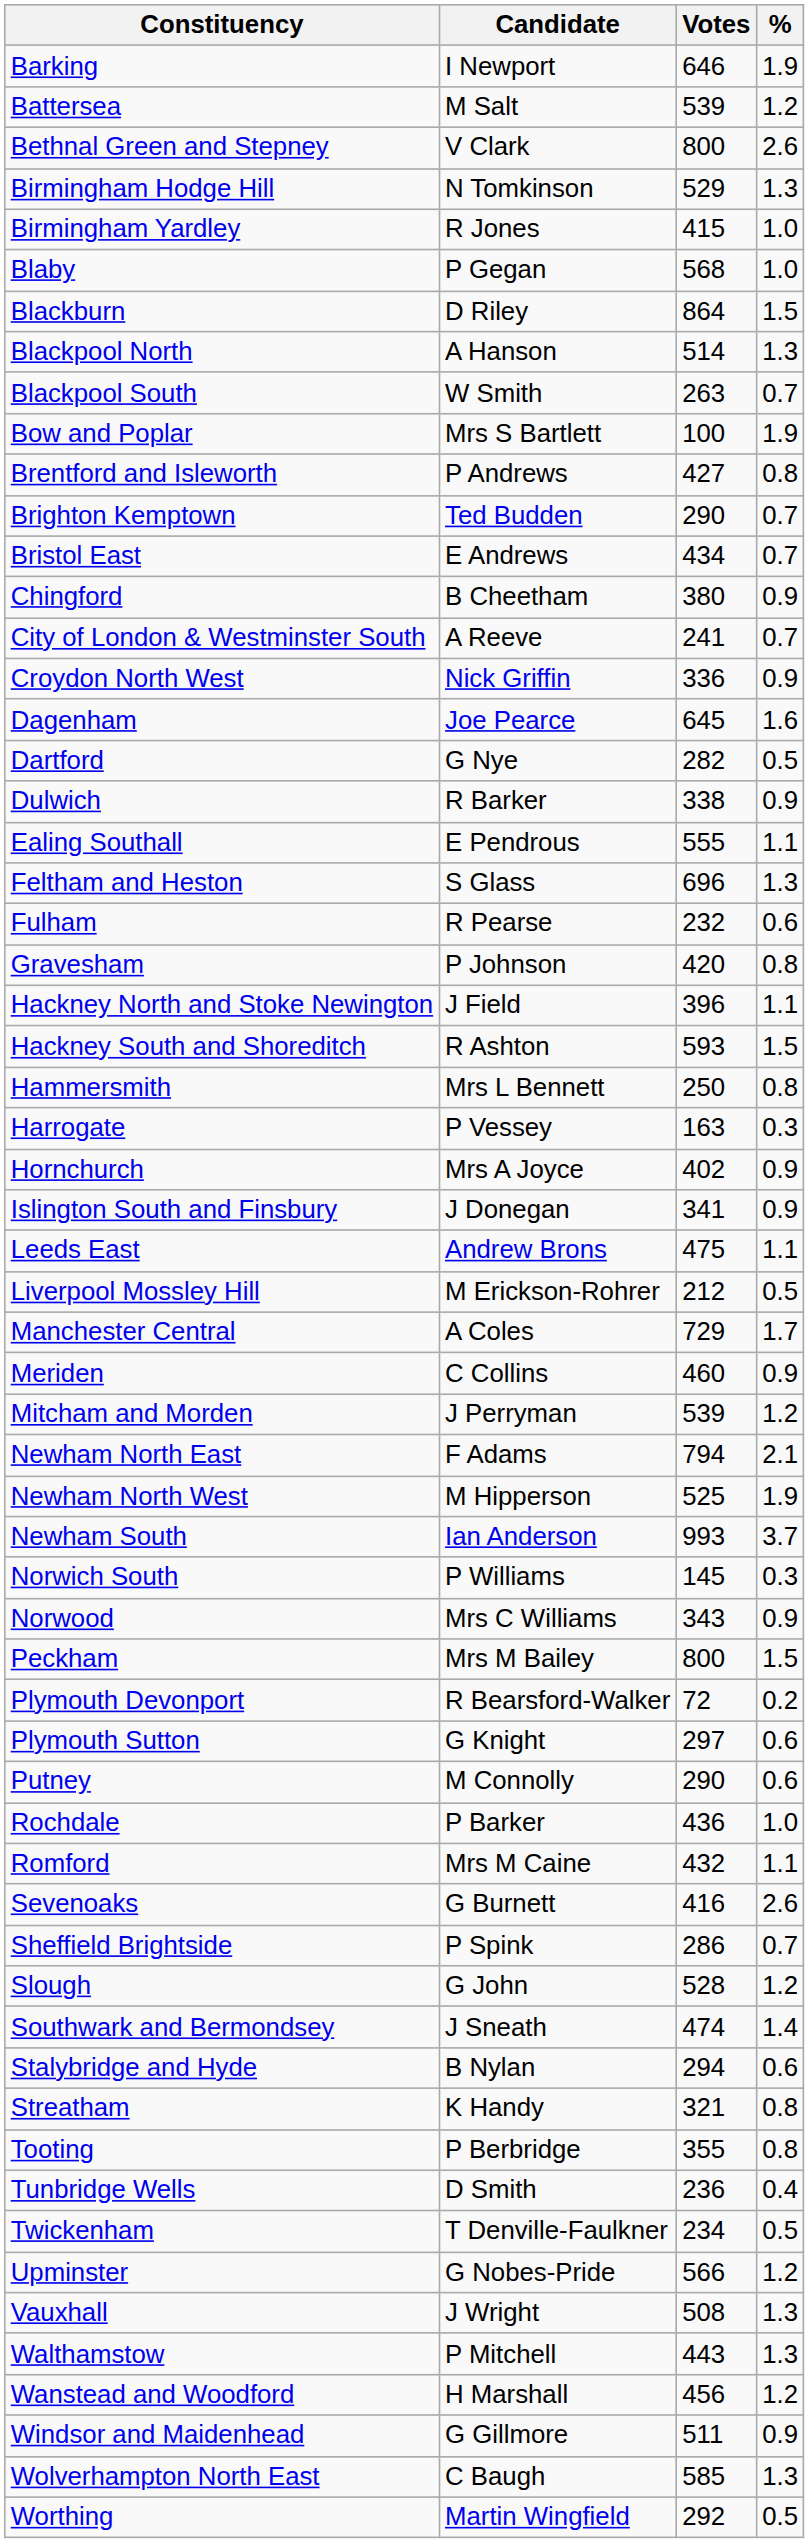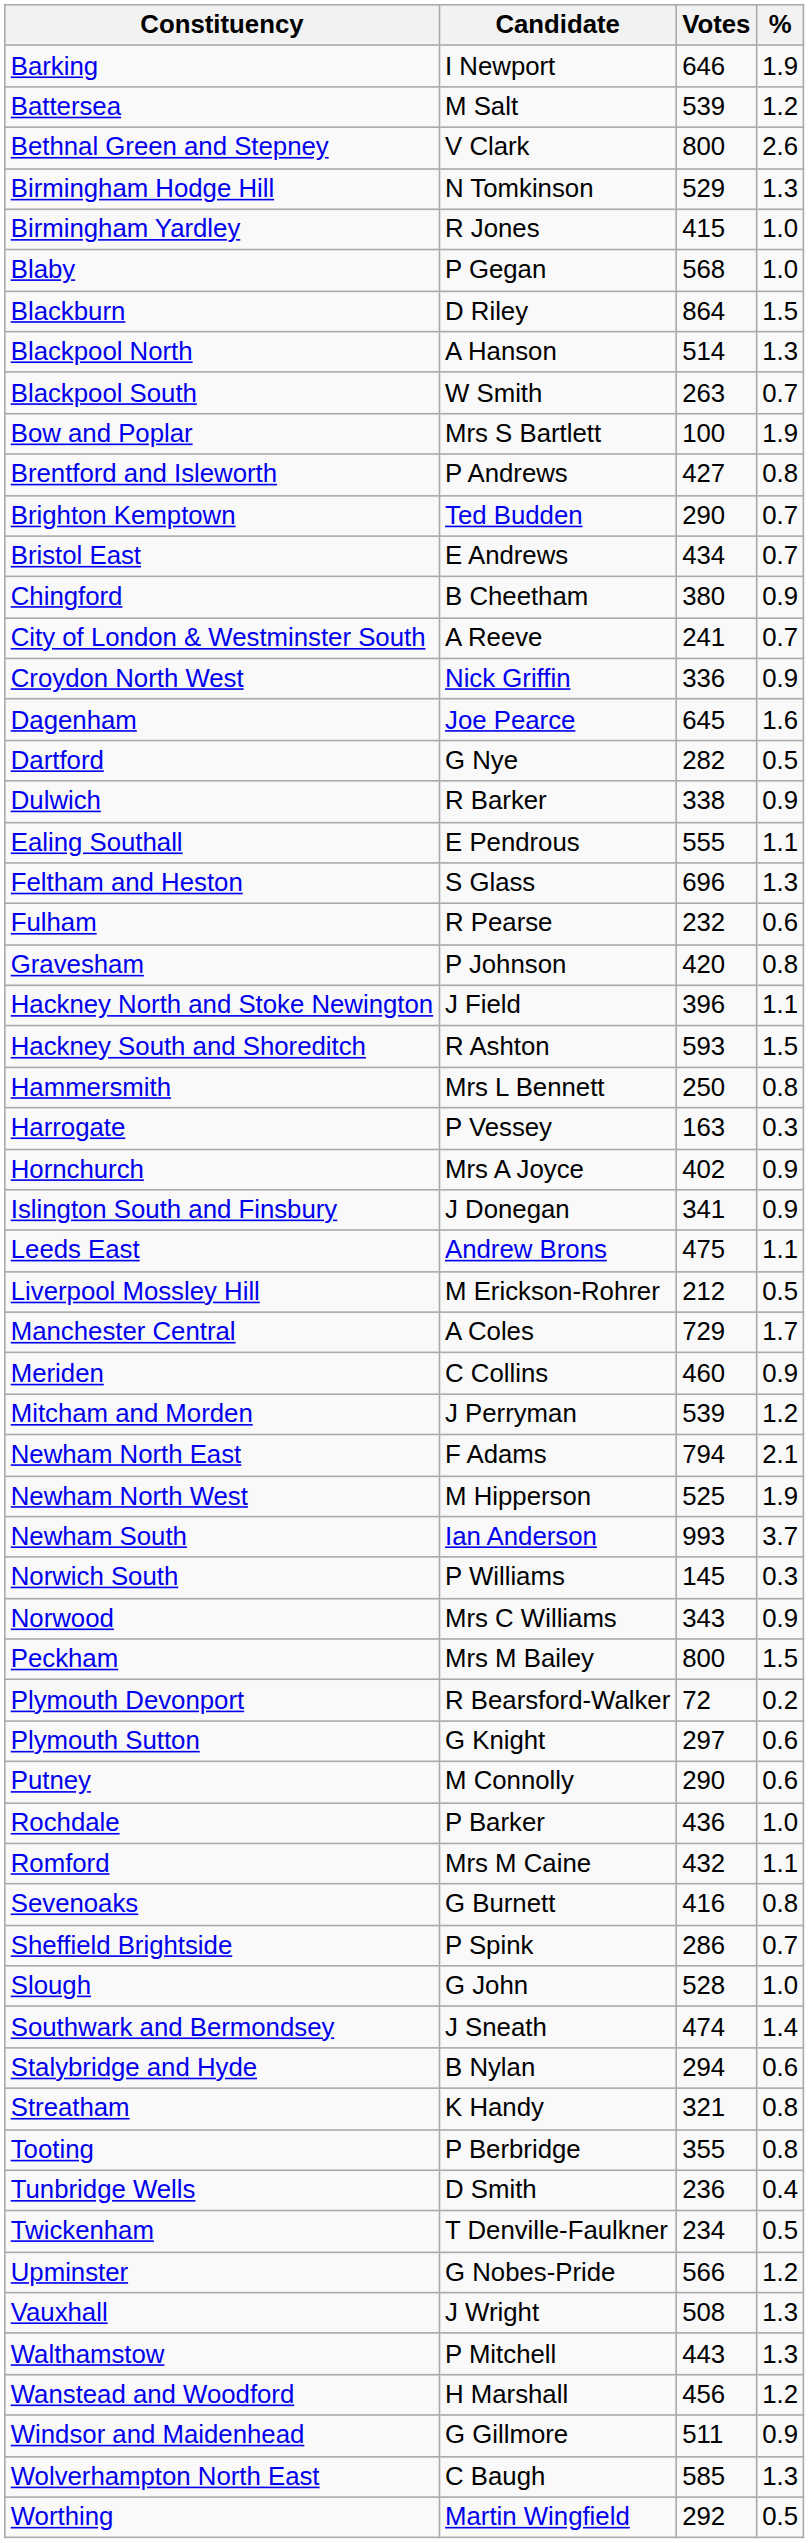(780, 1904) 2.6 -> (780, 1904) 0.8
(780, 1985) 1.2 -> (780, 1985) 1.0
